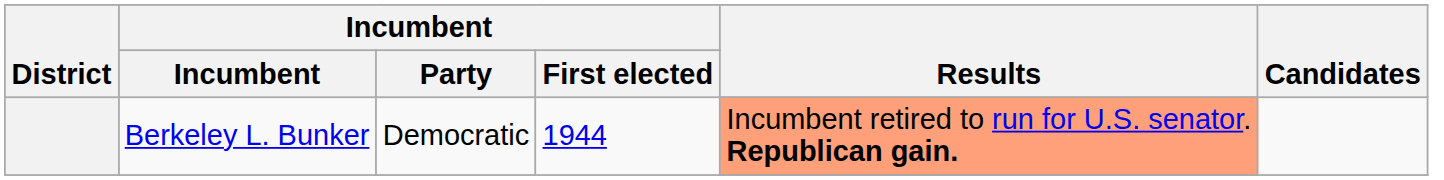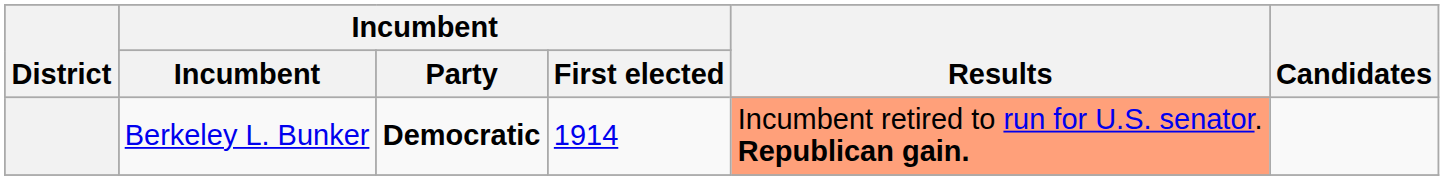(456, 135) normal -> (462, 135) bold
(575, 135) 1944 -> (586, 135) 1914
